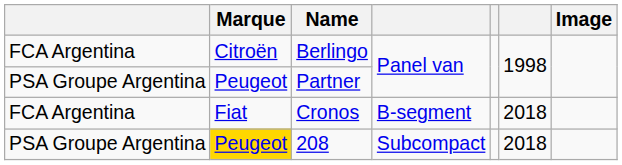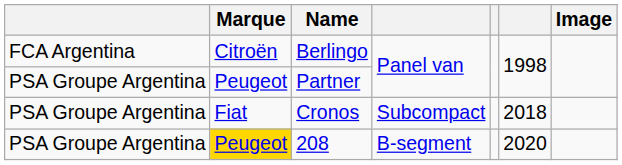(72, 112) FCA Argentina -> (107, 112) PSA Groupe Argentina
(424, 112) B-segment -> (431, 112) Subcompact
(431, 143) Subcompact -> (424, 143) B-segment
(525, 143) 2018 -> (525, 143) 2020
